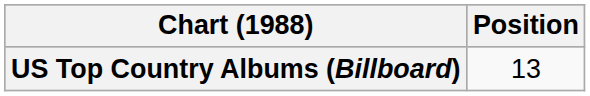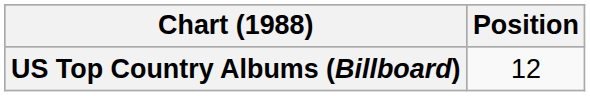(526, 68) 13 -> (526, 68) 12
